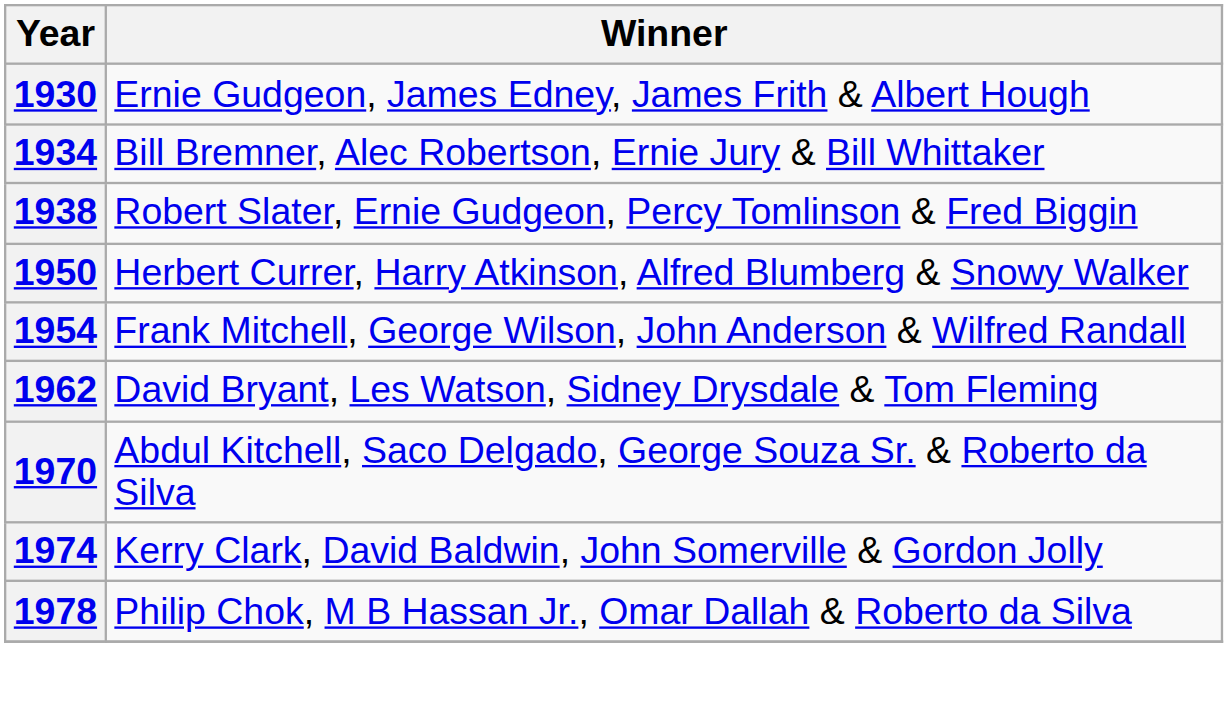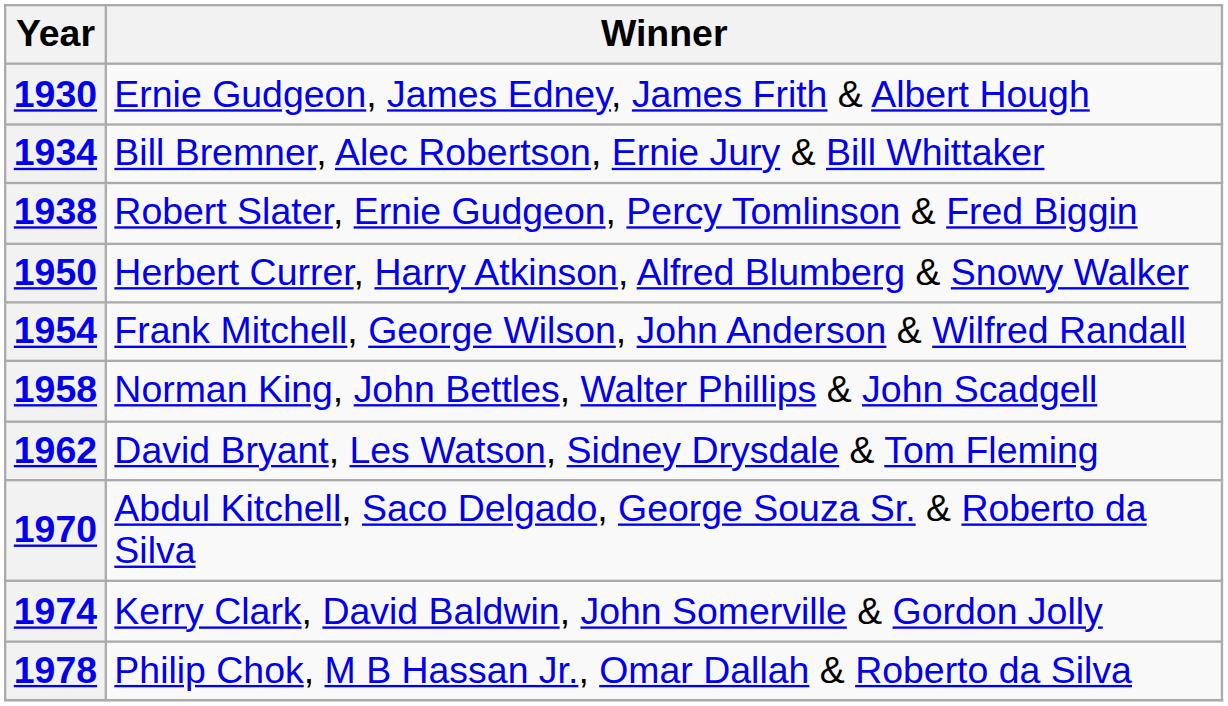+ row: (55, 390)
